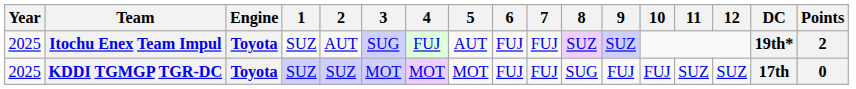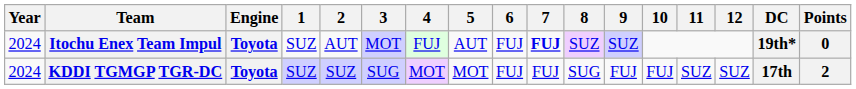(25, 44) 2025 -> (25, 44) 2024
(383, 44) SUG -> (383, 44) MOT
(544, 44) normal -> (546, 44) bold
(823, 44) 2 -> (825, 44) 0
(25, 70) 2025 -> (25, 70) 2024
(383, 70) MOT -> (383, 70) SUG
(823, 70) 0 -> (825, 70) 2
